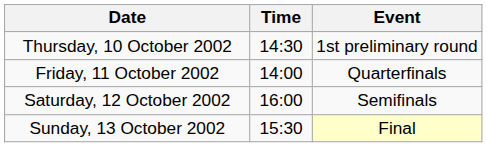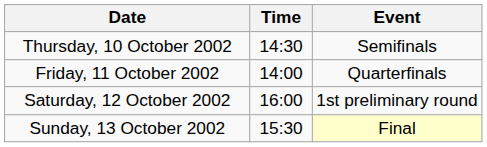(397, 45) 1st preliminary round -> (397, 45) Semifinals
(397, 100) Semifinals -> (397, 100) 1st preliminary round
